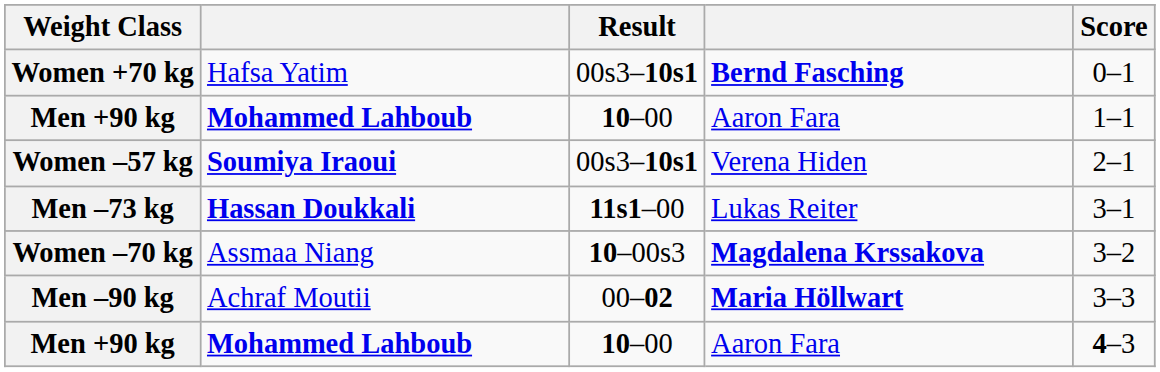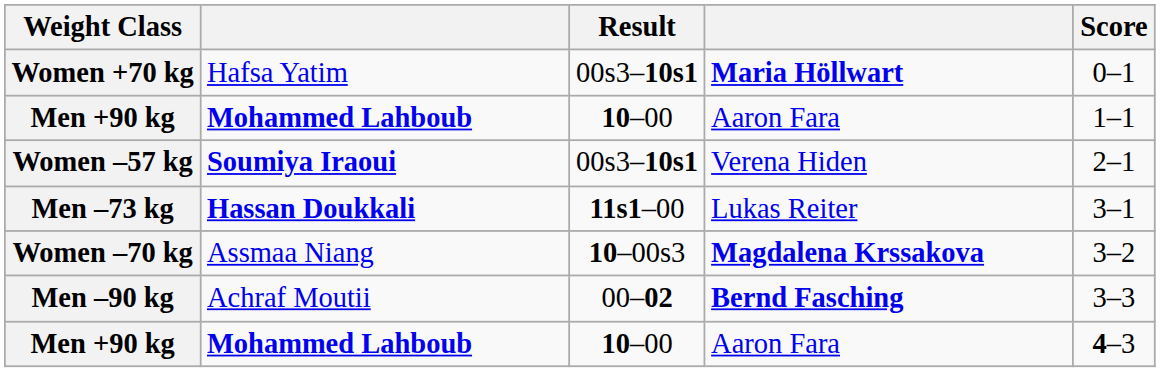(807, 72) Bernd Fasching -> (807, 72) Maria Höllwart
(807, 298) Maria Höllwart -> (807, 298) Bernd Fasching
